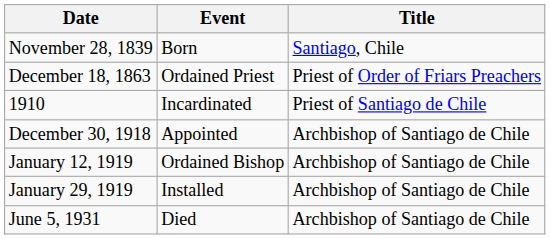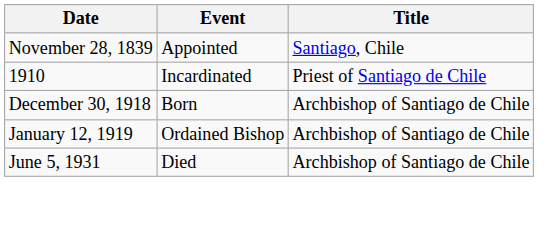(179, 47) Born -> (199, 47) Appointed
- row: (80, 76)
(199, 133) Appointed -> (179, 104) Born
- row: (71, 190)
